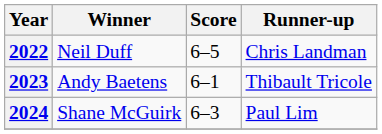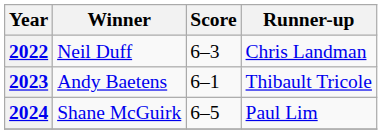(205, 50) 6–5 -> (205, 50) 6–3
(205, 112) 6–3 -> (205, 112) 6–5
